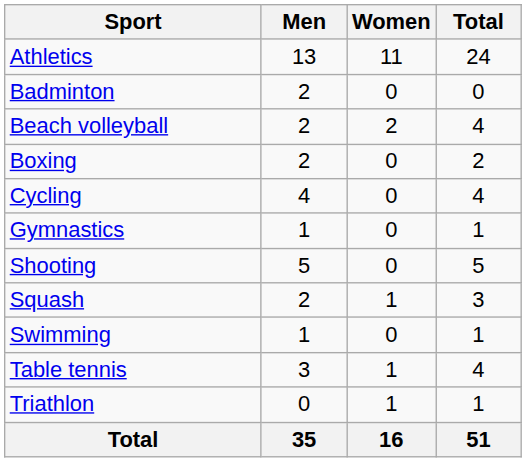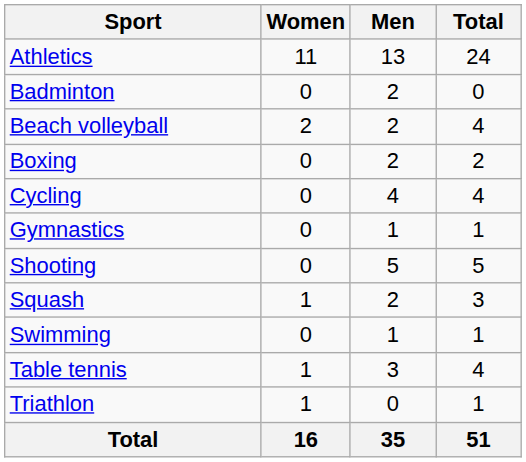columns swapped: (304, 21) <-> (391, 21)
